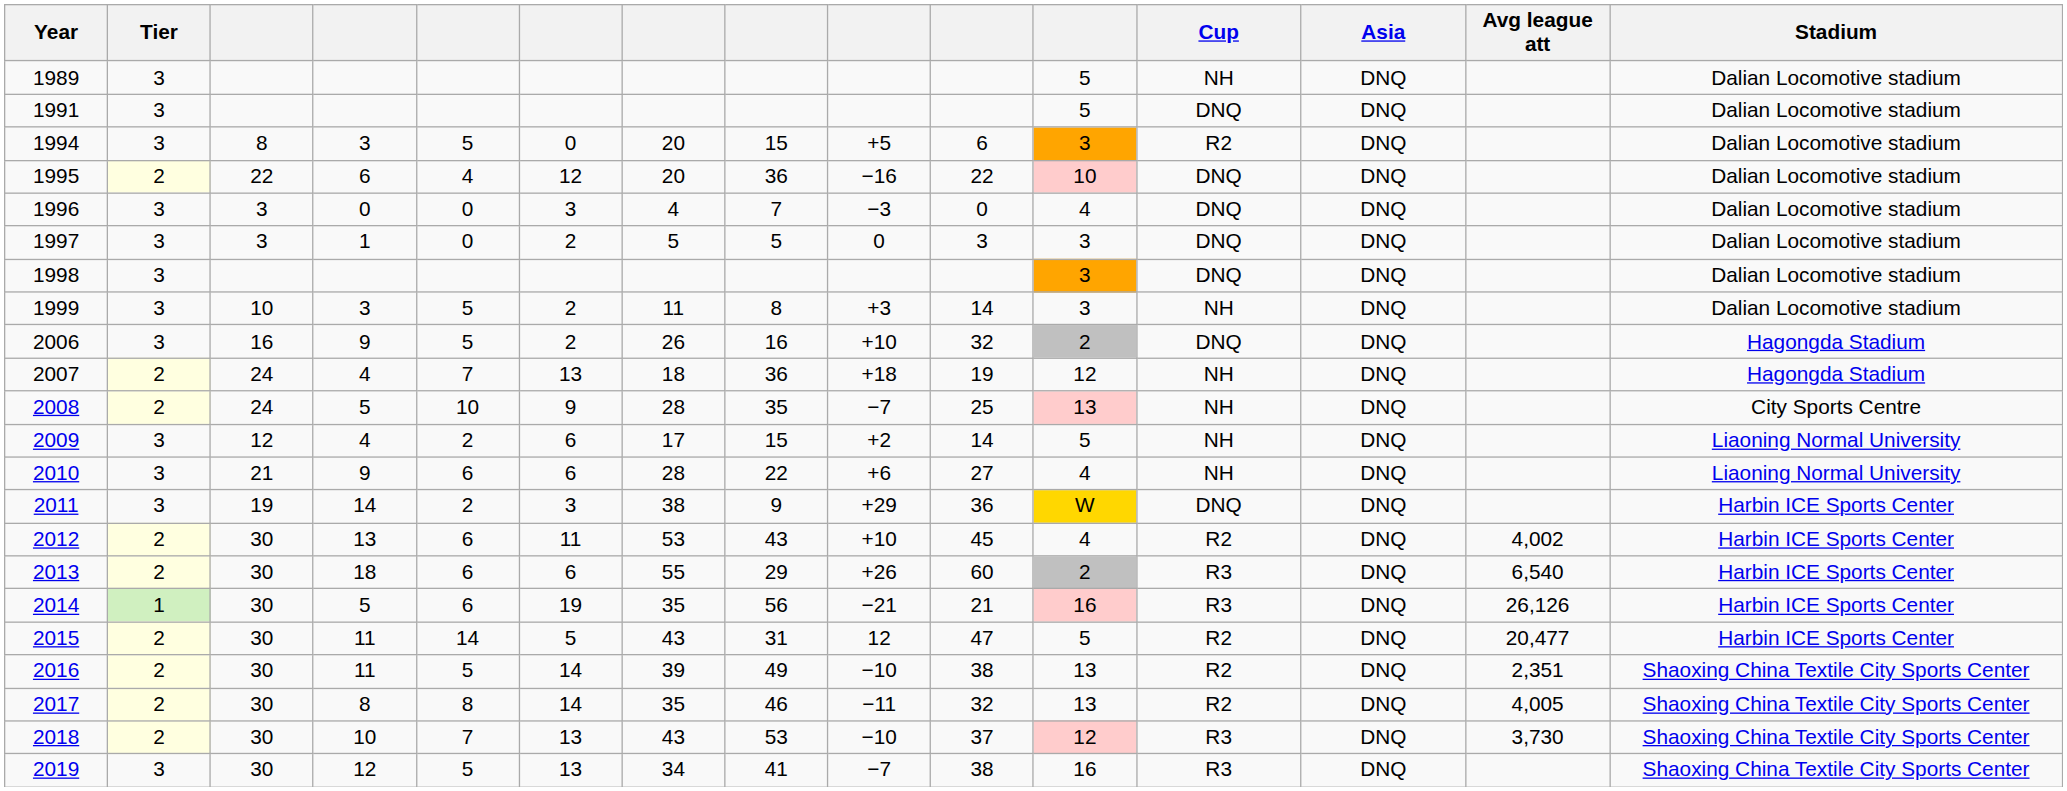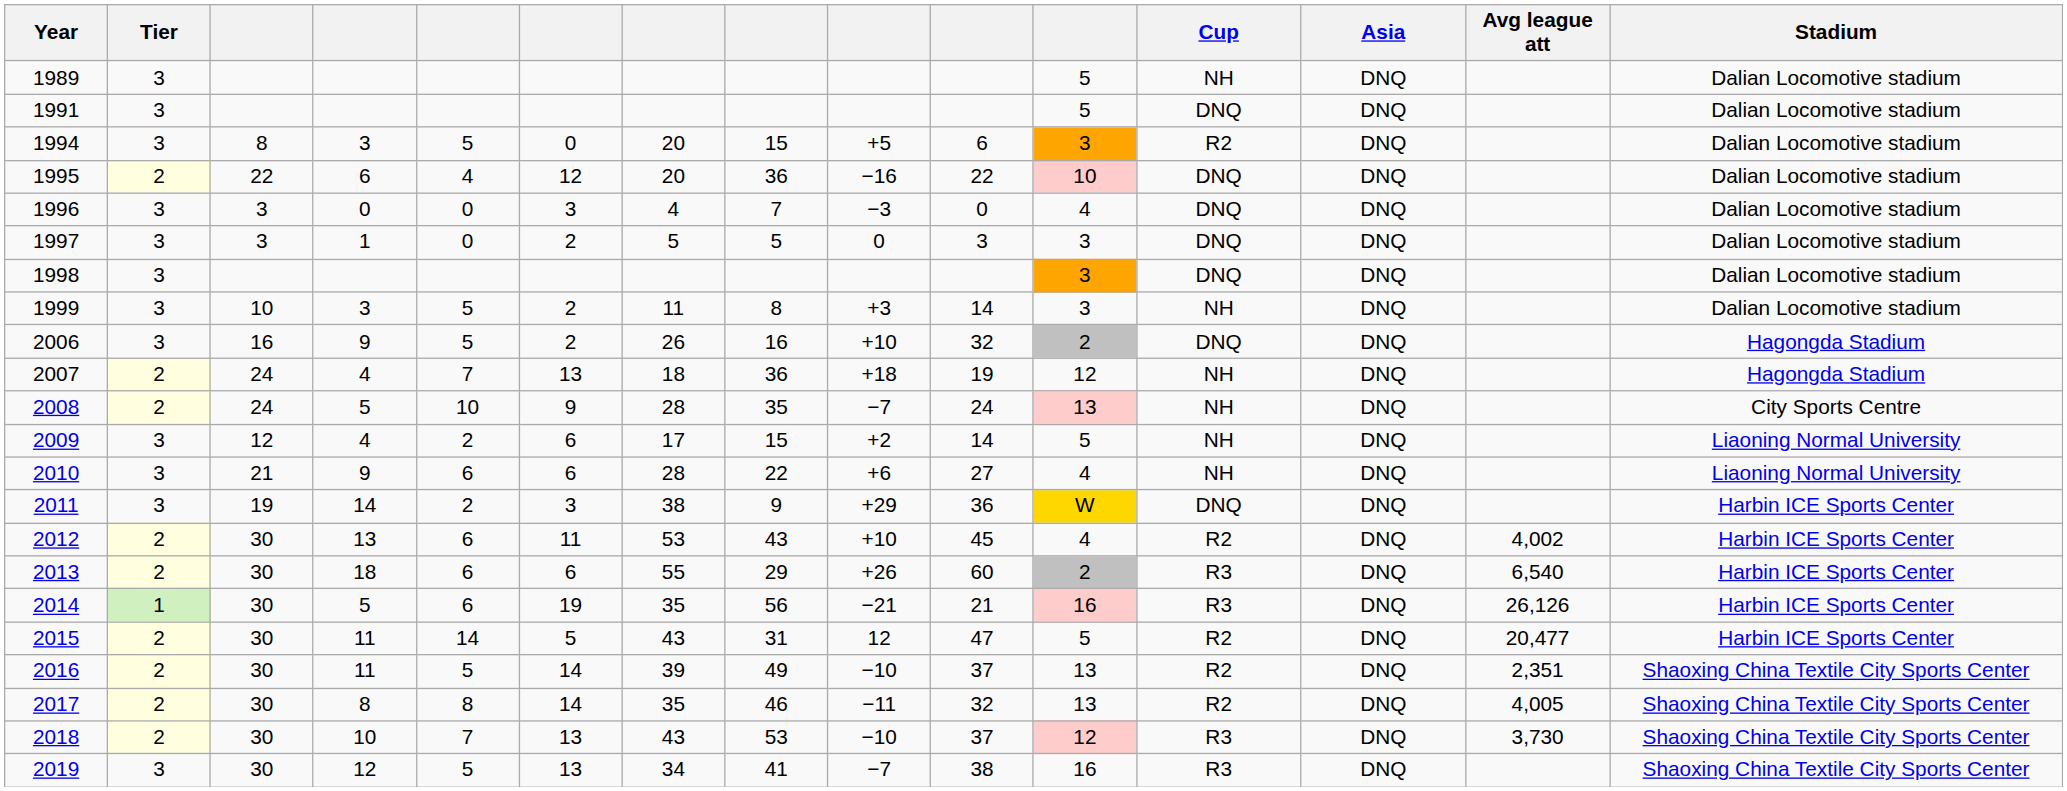(982, 407) 25 -> (982, 407) 24
(982, 671) 38 -> (982, 671) 37
